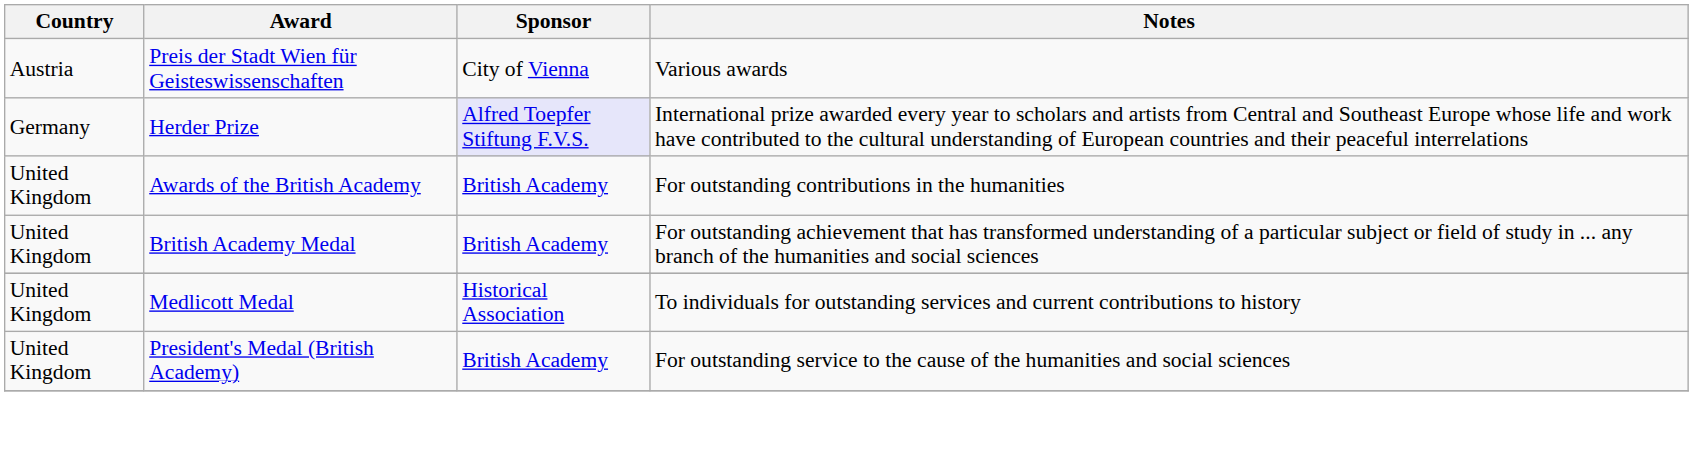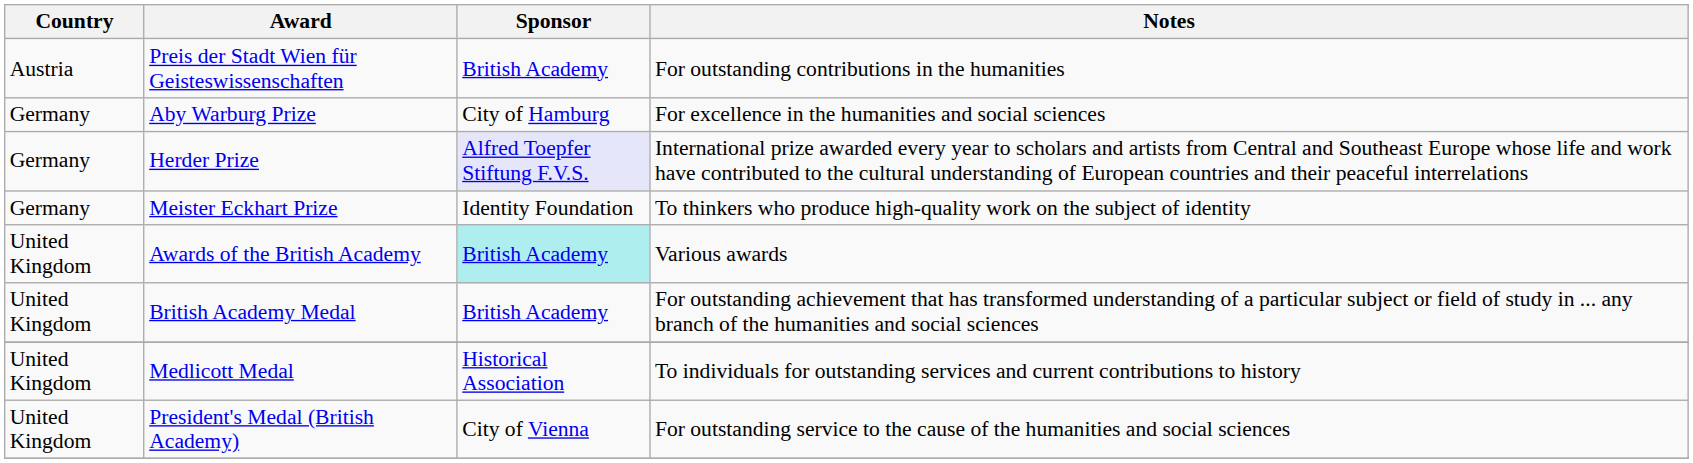(526, 68) City of Vienna -> (535, 68) British Academy
(721, 68) Various awards -> (860, 68) For outstanding contributions in the humanities
+ row: (233, 114)
+ row: (243, 207)
(535, 185) no background -> (535, 253) paleturquoise background
(860, 185) For outstanding contributions in the humanities -> (721, 253) Various awards
(535, 360) British Academy -> (526, 429) City of Vienna
